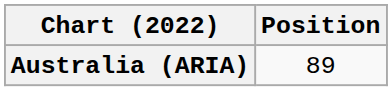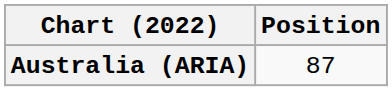(321, 66) 89 -> (321, 66) 87
